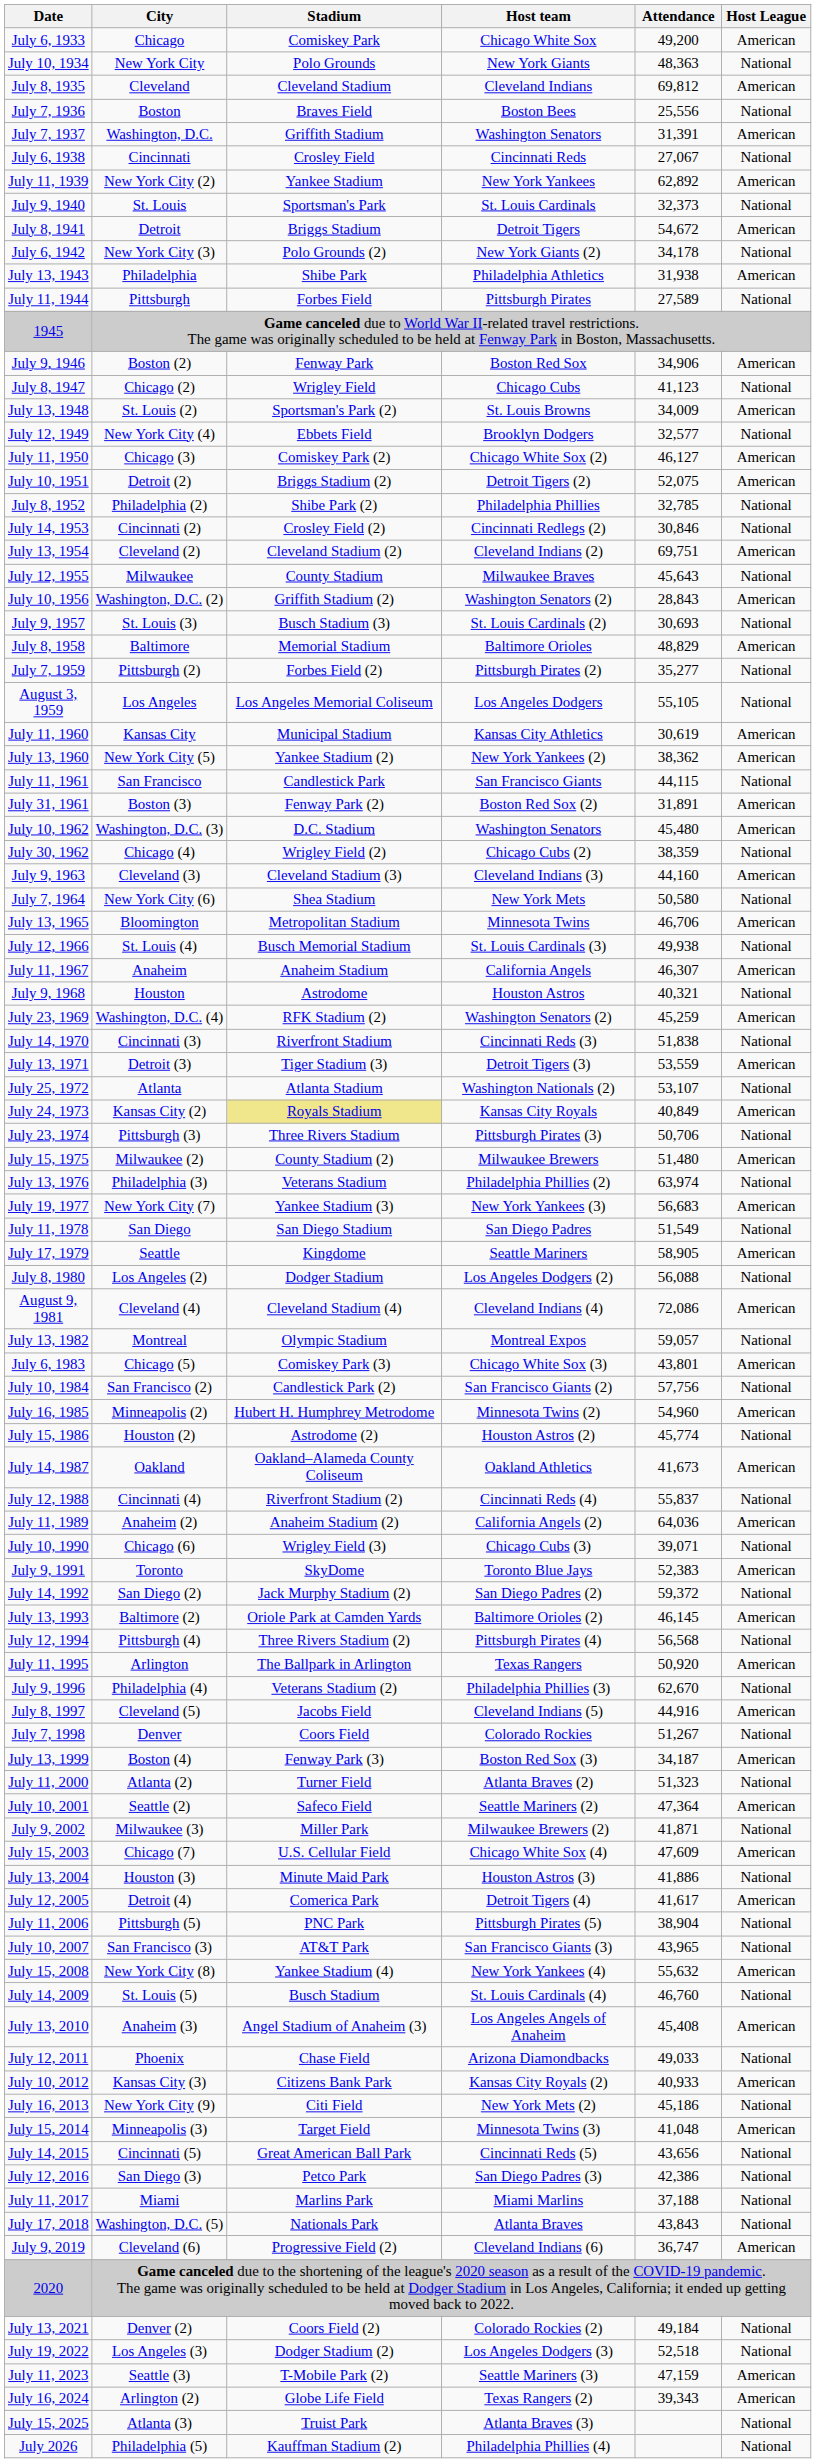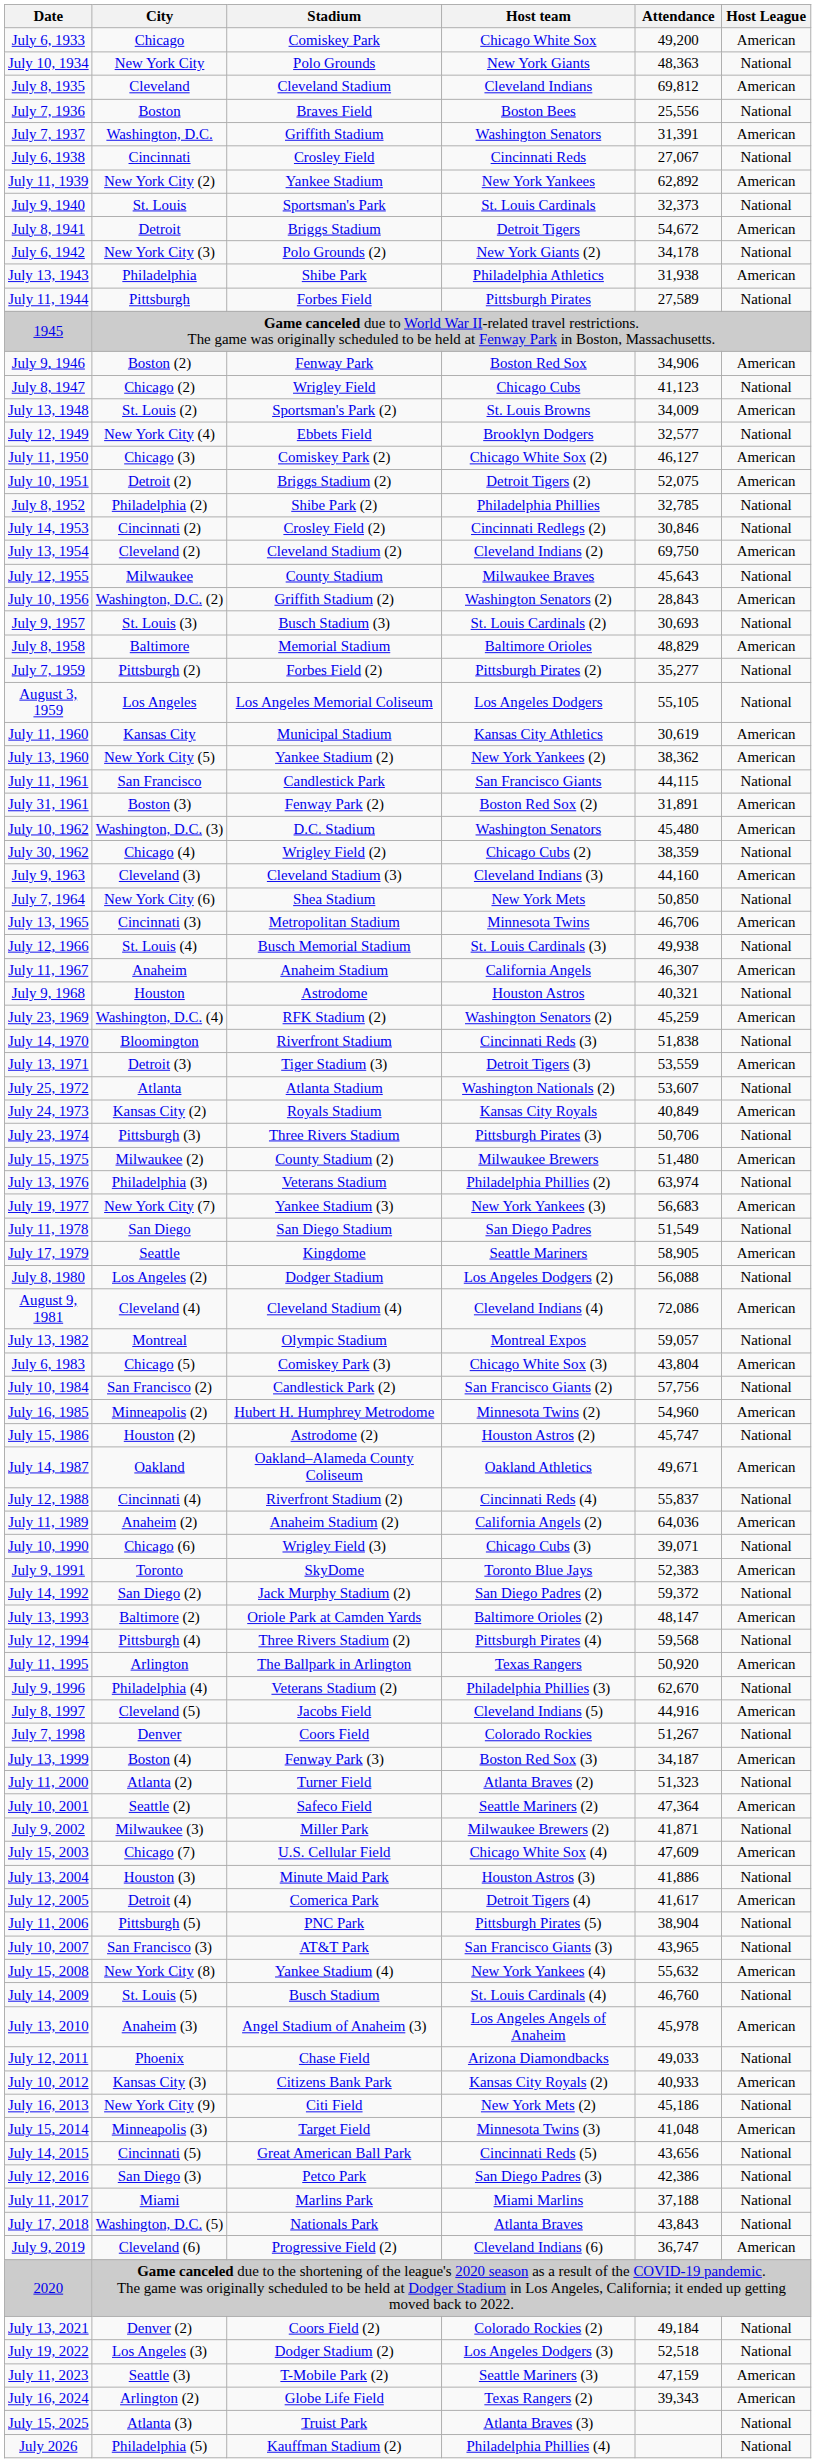(678, 552) 69,751 -> (678, 552) 69,750
(678, 899) 50,580 -> (678, 899) 50,850
(160, 922) Bloomington -> (160, 922) Cincinnati (3)
(160, 1040) Cincinnati (3) -> (160, 1040) Bloomington
(678, 1088) 53,107 -> (678, 1088) 53,607
(334, 1111) khaki background -> (334, 1111) no background
(678, 1364) 43,801 -> (678, 1364) 43,804
(678, 1435) 45,774 -> (678, 1435) 45,747
(678, 1467) 41,673 -> (678, 1467) 49,671
(678, 1617) 46,145 -> (678, 1617) 48,147
(678, 1640) 56,568 -> (678, 1640) 59,568
(678, 2026) 45,408 -> (678, 2026) 45,978
